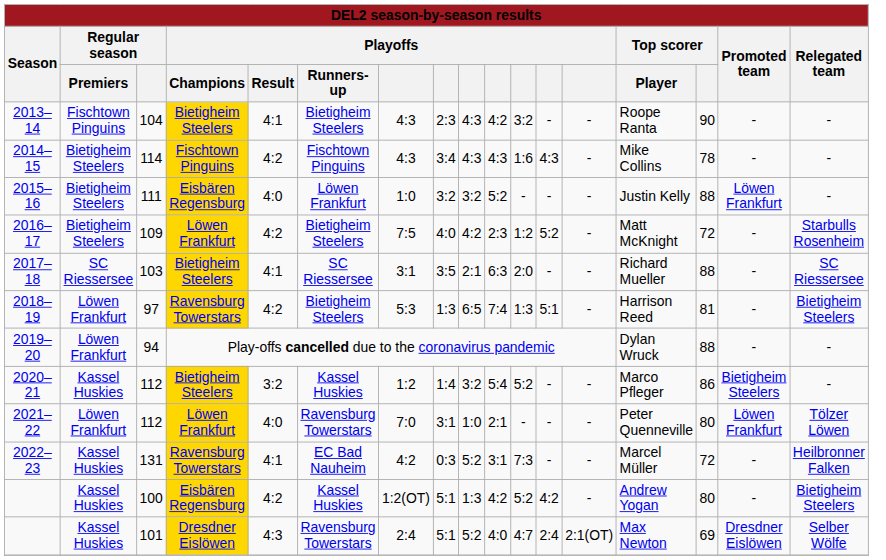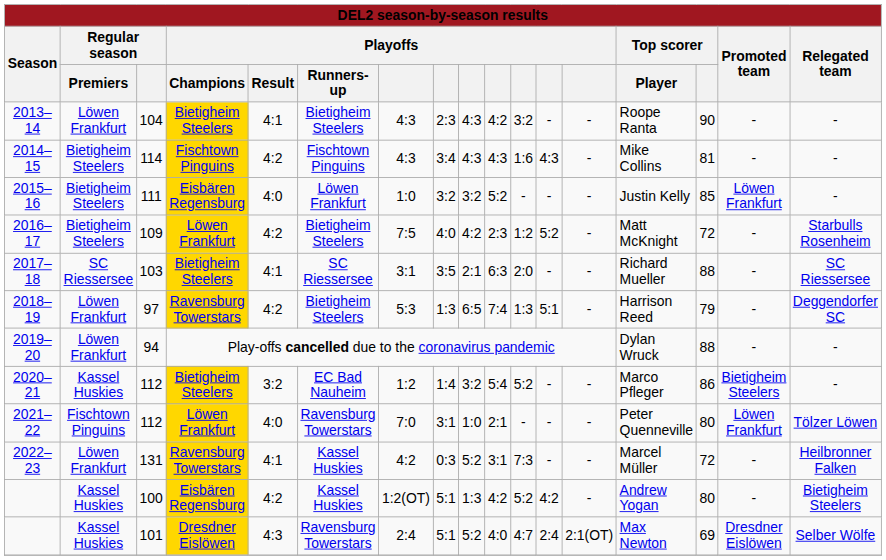(98, 120) Fischtown Pinguins -> (98, 120) Löwen Frankfurt
(707, 158) 78 -> (707, 158) 81
(707, 196) 88 -> (707, 196) 85
(707, 309) 81 -> (707, 309) 79
(829, 309) Bietigheim Steelers -> (835, 309) Deggendorfer SC
(338, 385) Kassel Huskies -> (338, 385) EC Bad Nauheim
(98, 422) Löwen Frankfurt -> (98, 422) Fischtown Pinguins
(98, 460) Kassel Huskies -> (98, 460) Löwen Frankfurt
(338, 460) EC Bad Nauheim -> (338, 460) Kassel Huskies
